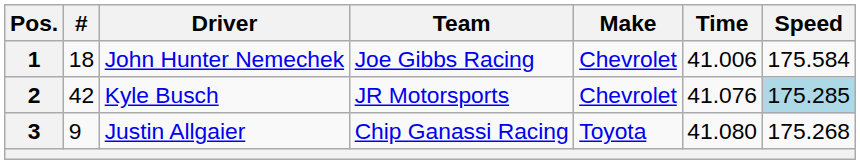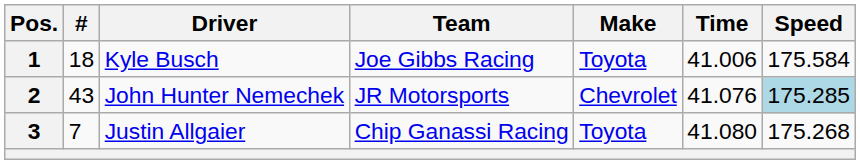(224, 59) John Hunter Nemechek -> (162, 59) Kyle Busch
(628, 59) Chevrolet -> (613, 59) Toyota
(81, 95) 42 -> (81, 95) 43
(162, 95) Kyle Busch -> (224, 95) John Hunter Nemechek
(75, 131) 9 -> (75, 131) 7
